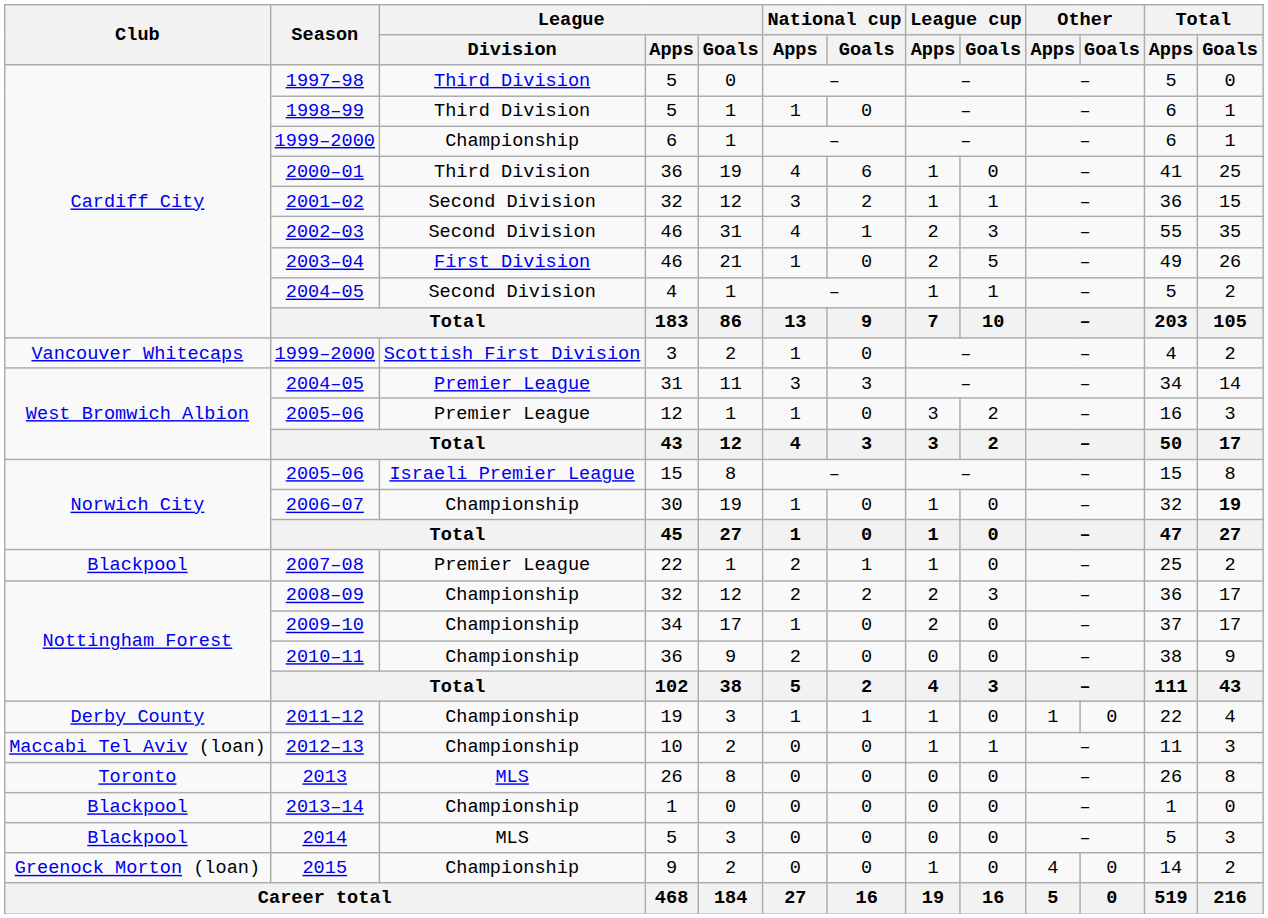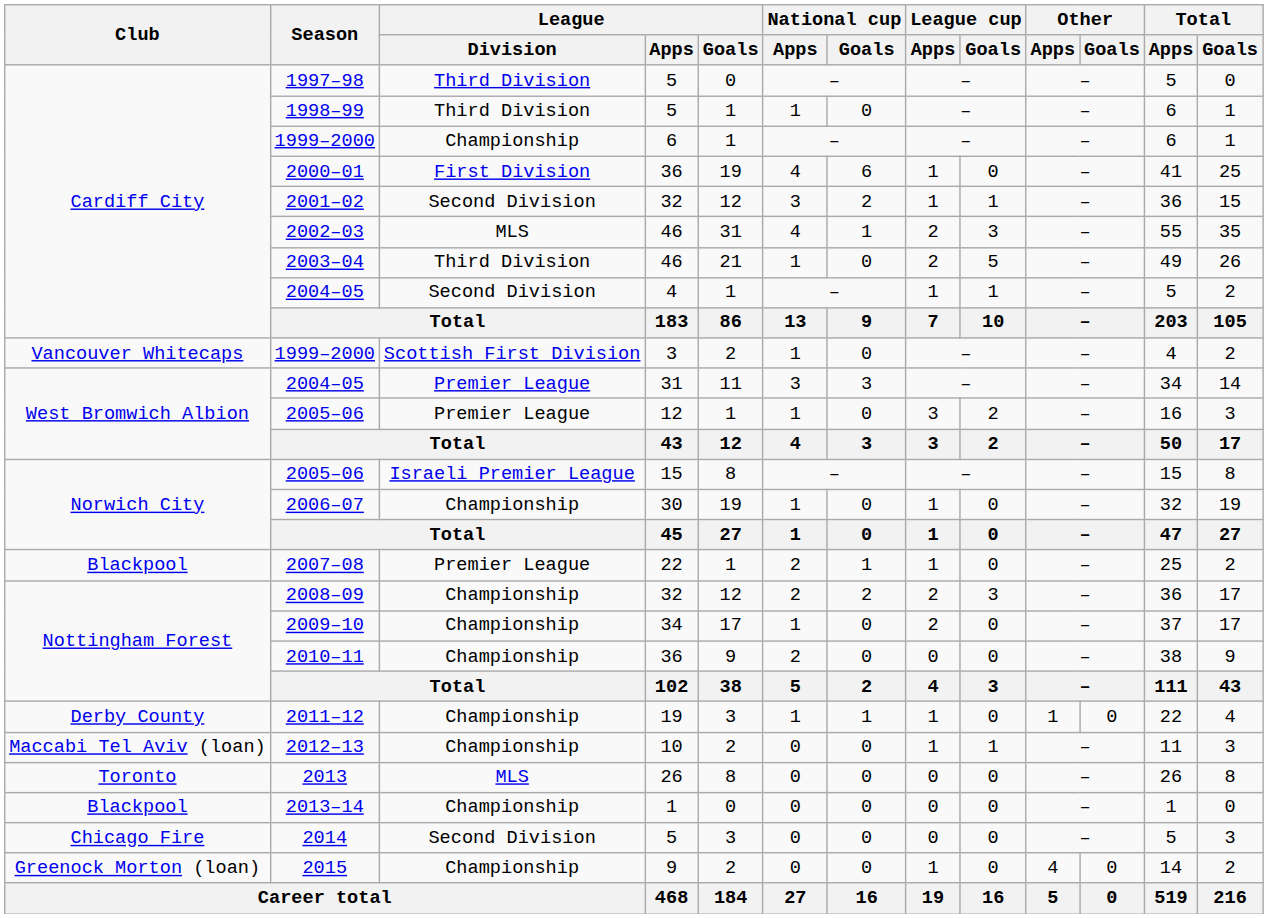(512, 171) Third Division -> (512, 171) First Division
(512, 232) Second Division -> (512, 232) MLS
(512, 262) First Division -> (512, 262) Third Division
(1230, 505) bold -> (1230, 505) normal
(137, 838) Blackpool -> (137, 838) Chicago Fire
(512, 838) MLS -> (512, 838) Second Division
